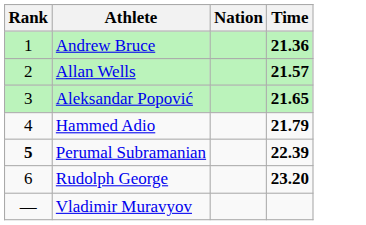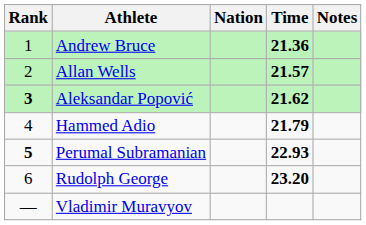+ column: (337, 17)
(28, 98) normal -> (28, 98) bold
(290, 98) 21.65 -> (290, 98) 21.62
(290, 152) 22.39 -> (290, 152) 22.93
